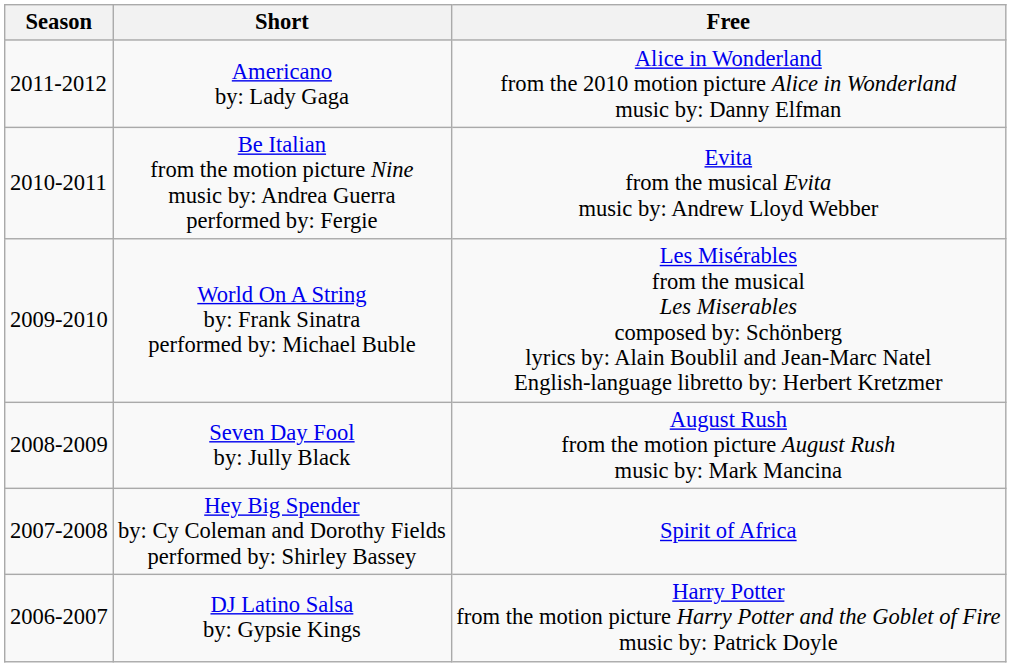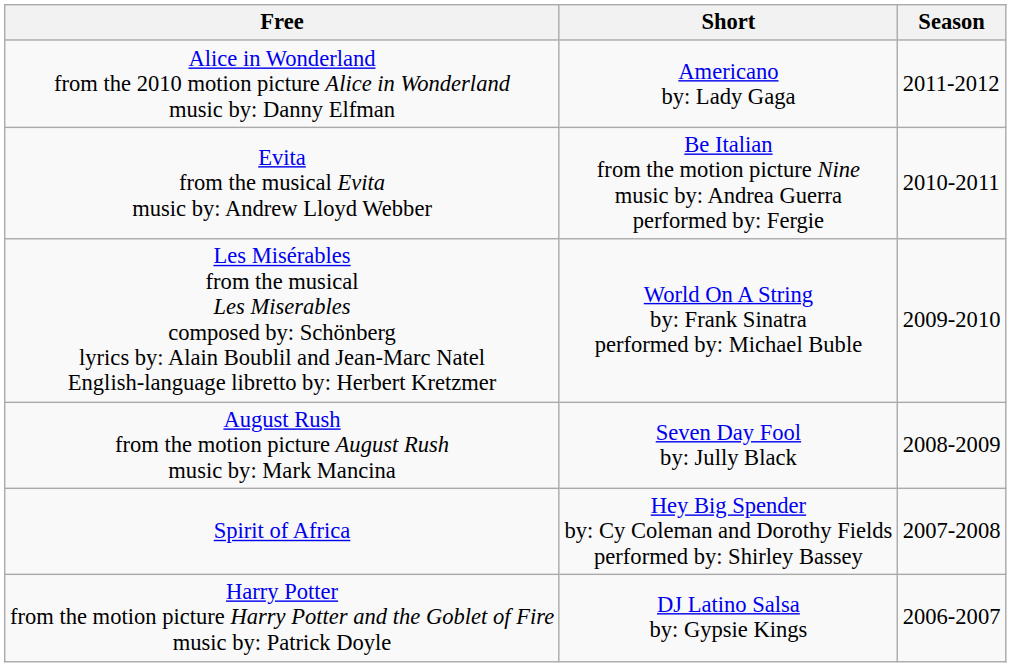columns swapped: (59, 22) <-> (728, 22)
